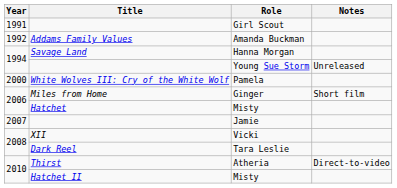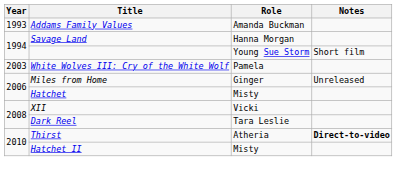- row: (130, 25)
(17, 39) 1992 -> (17, 25) 1993
(339, 66) Unreleased -> (339, 53) Short film
(17, 80) 2000 -> (17, 66) 2003
(339, 94) Short film -> (339, 80) Unreleased
- row: (130, 121)
(352, 163) normal -> (352, 135) bold
